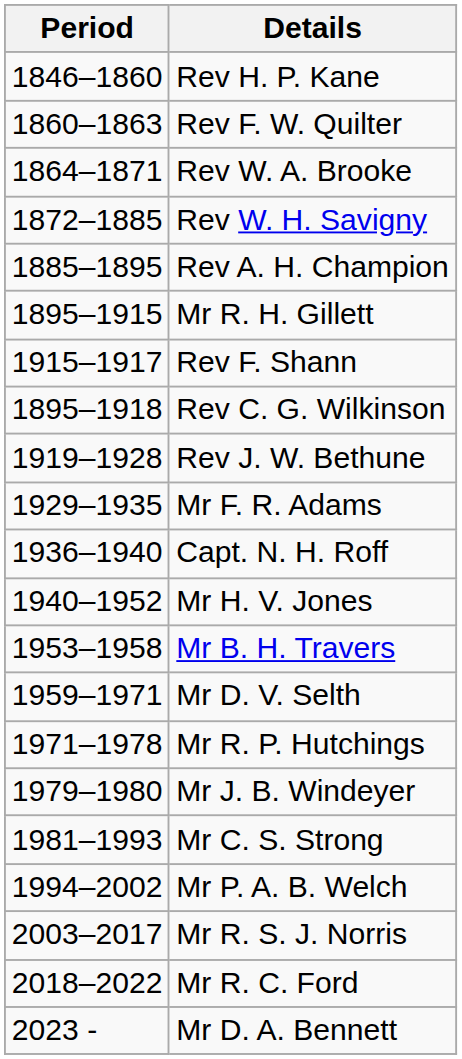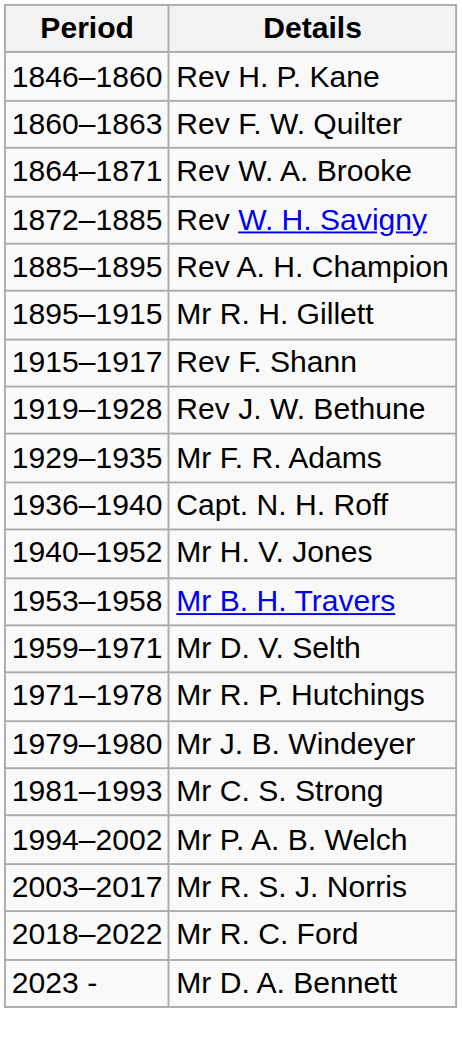- row: (311, 409)
